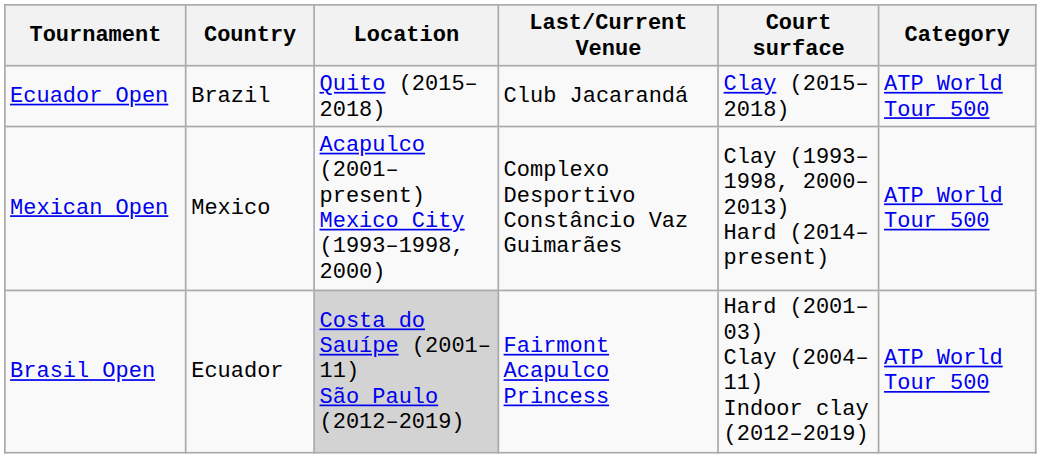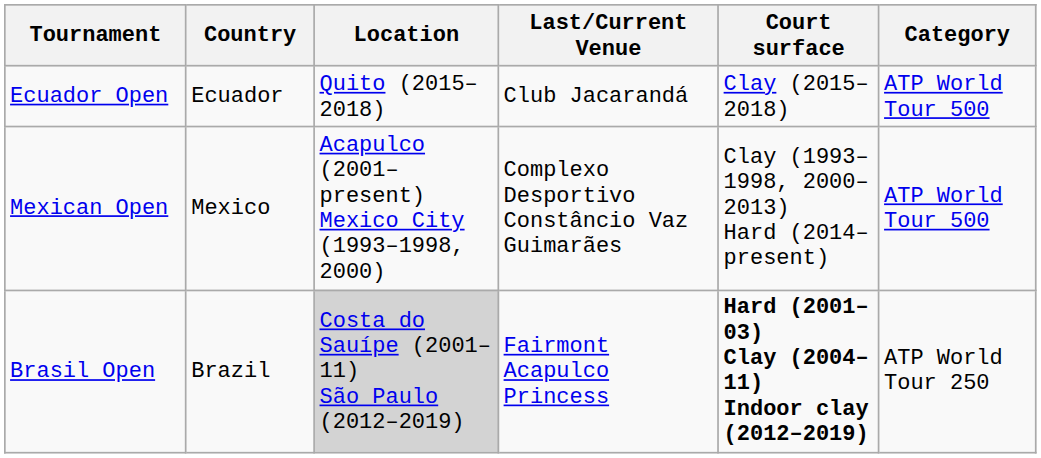(231, 97) Brazil -> (237, 97) Ecuador
(237, 371) Ecuador -> (231, 371) Brazil
(796, 371) normal -> (796, 371) bold
(943, 371) ATP World Tour 500 -> (943, 371) ATP World Tour 250
